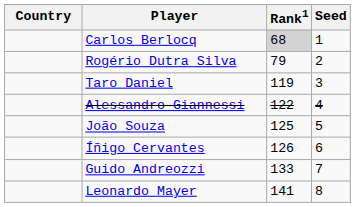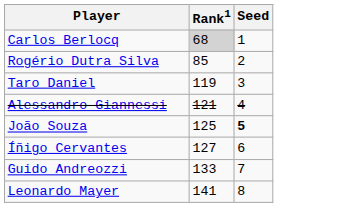- column: (43, 17)
(278, 62) 79 -> (200, 62) 85
(282, 105) 122 -> (204, 105) 121
(319, 127) normal -> (241, 127) bold
(282, 148) 126 -> (204, 148) 127
